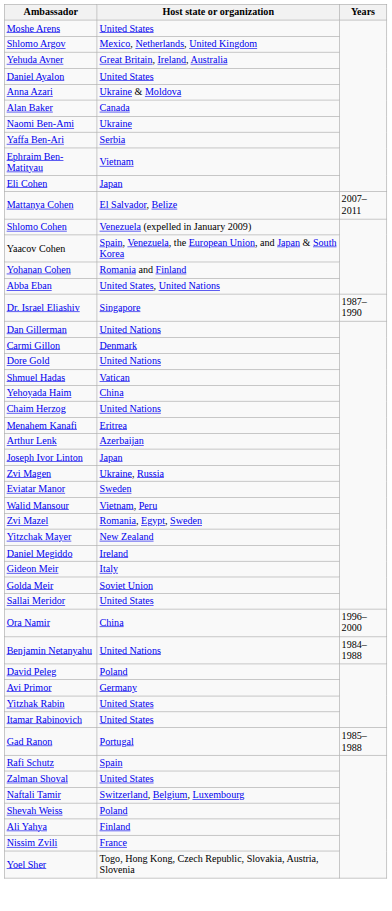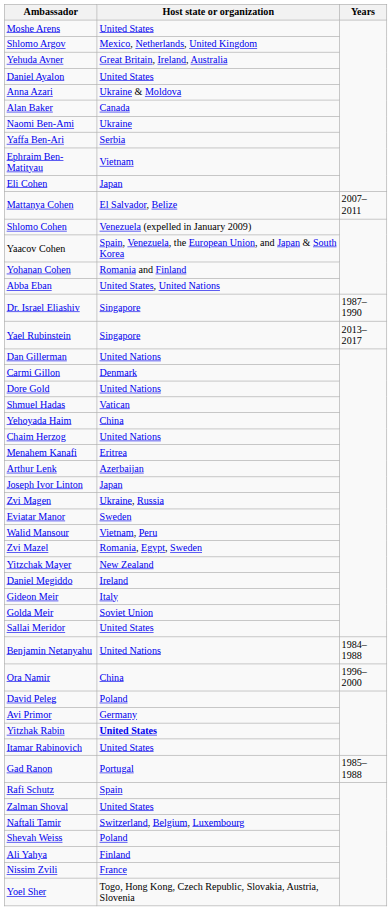+ row: (39, 335)
rows swapped: (28, 623) <-> (49, 650)
(127, 703) normal -> (128, 731) bold
